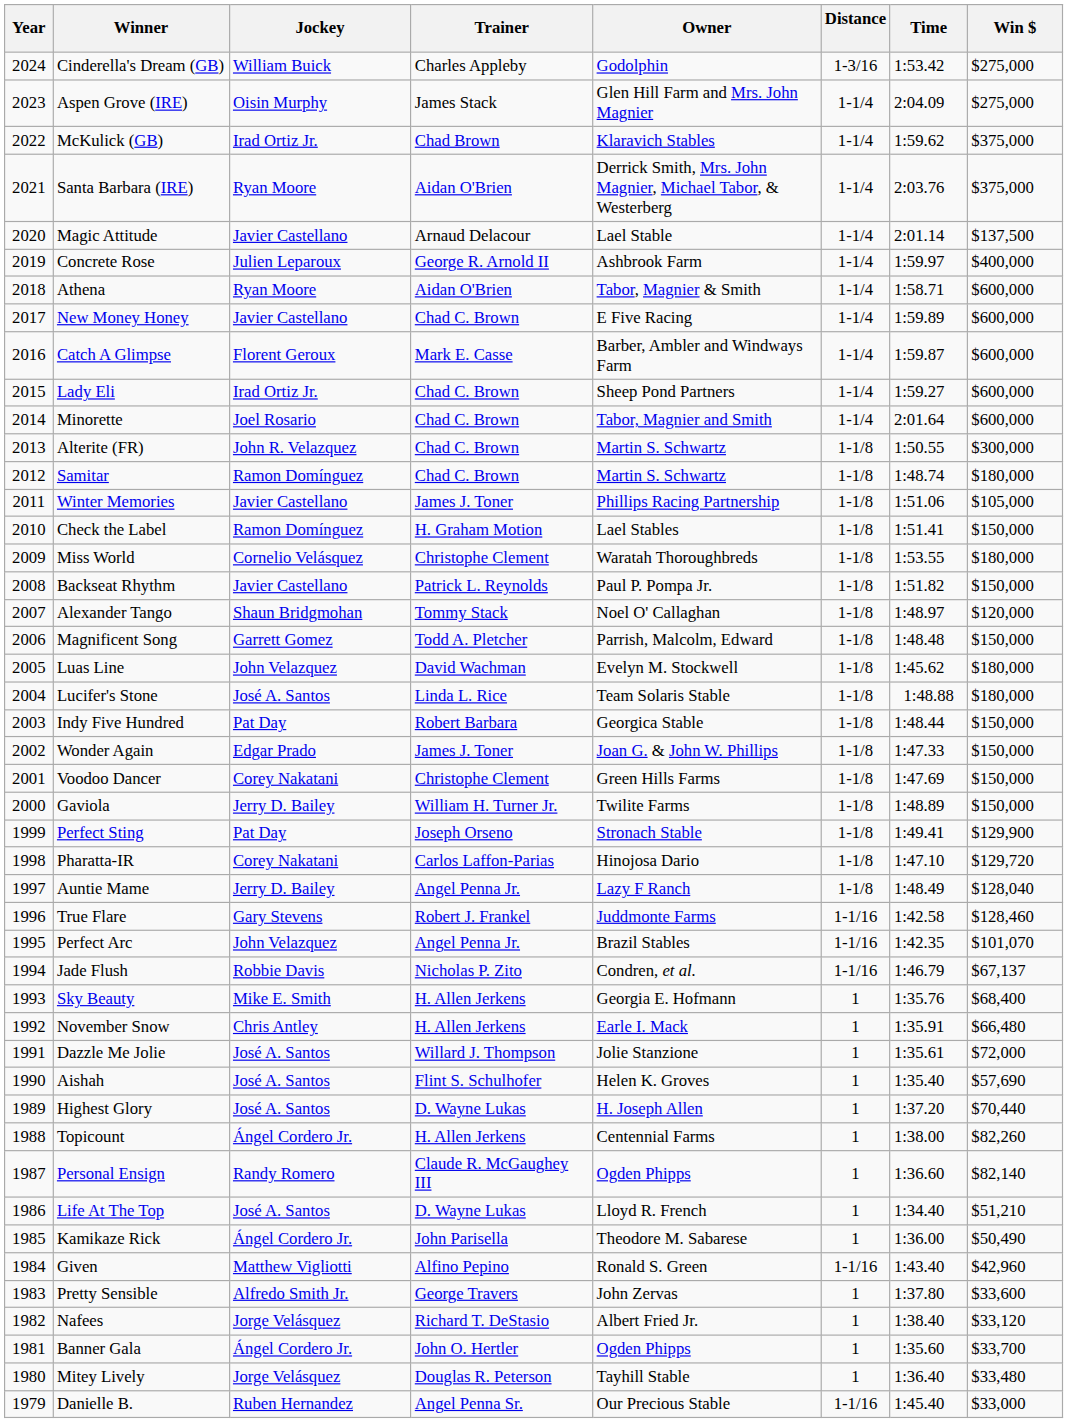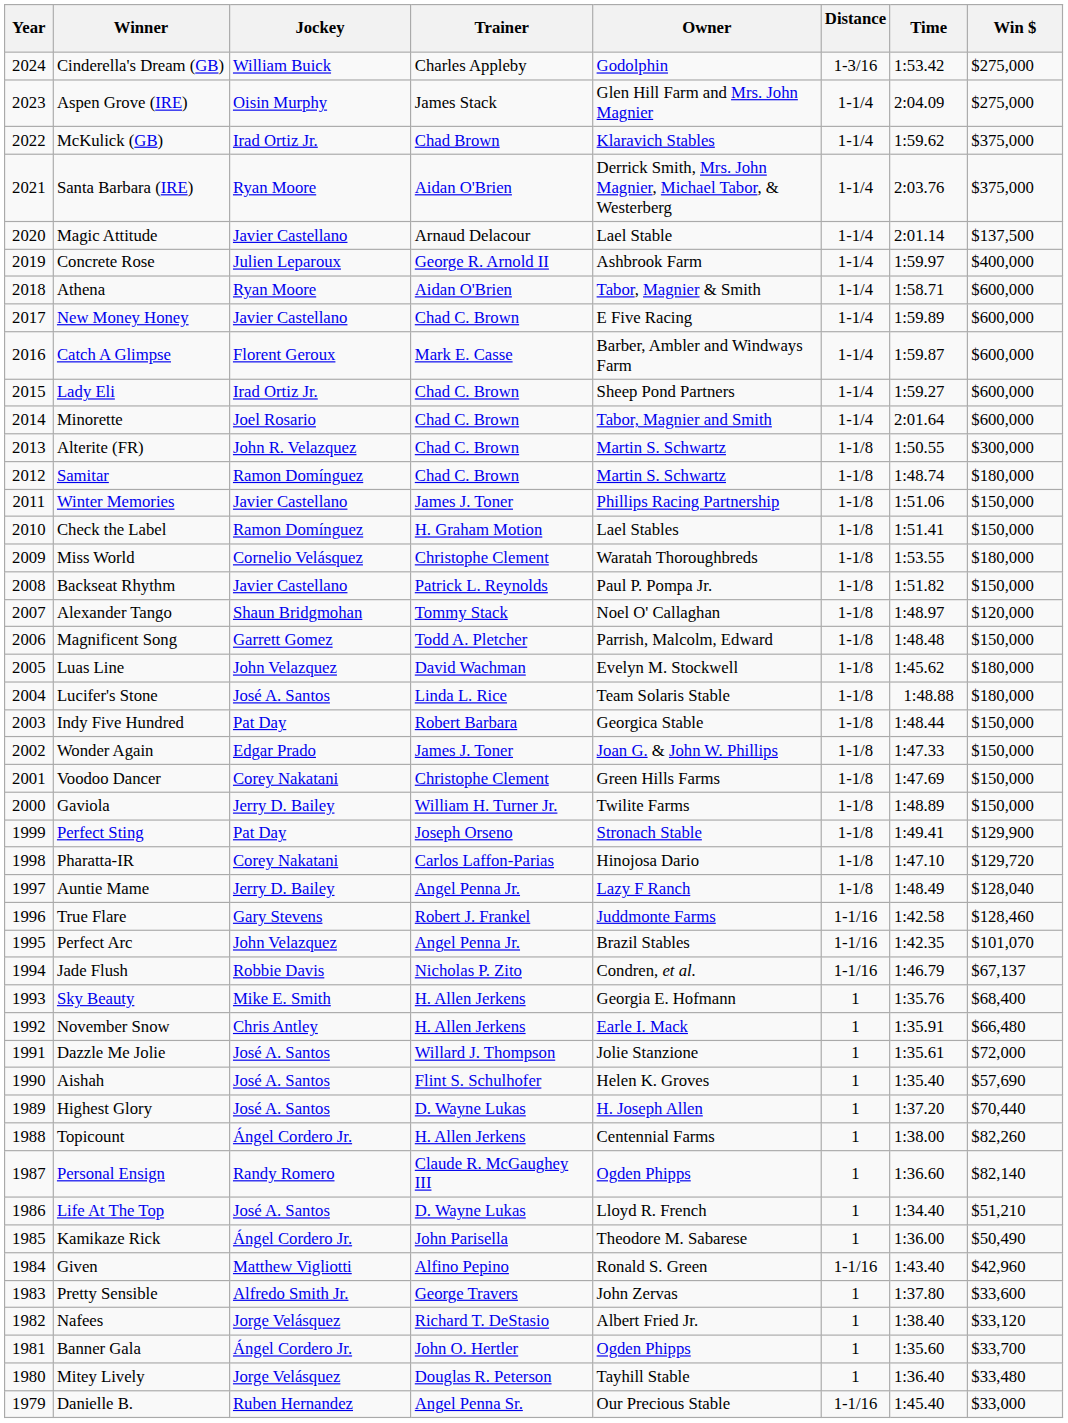(1003, 502) $105,000 -> (1003, 502) $150,000
